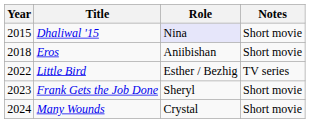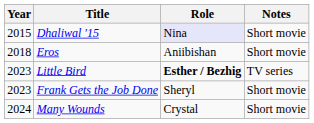(19, 71) 2022 -> (19, 71) 2023
(200, 71) normal -> (202, 71) bold
